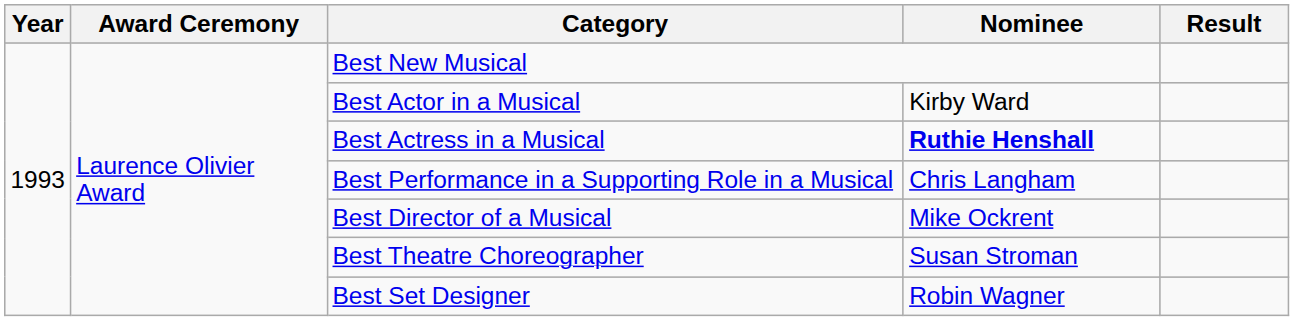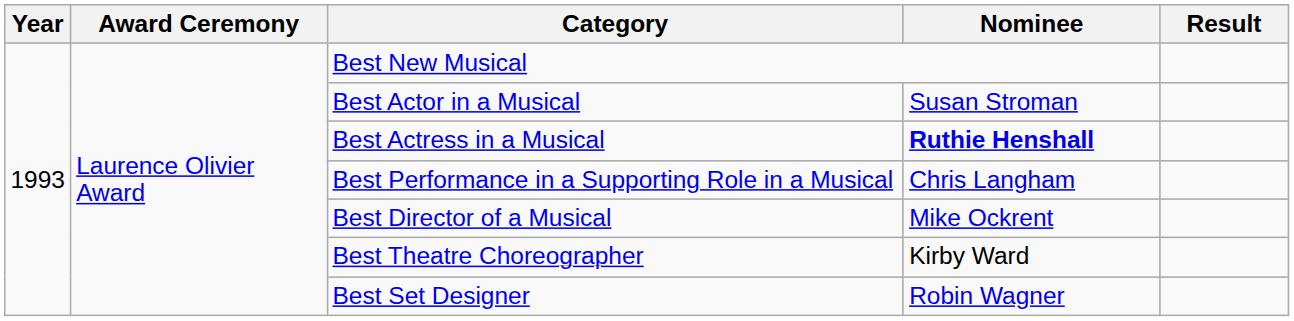(969, 101) Kirby Ward -> (994, 101) Susan Stroman
(994, 256) Susan Stroman -> (969, 256) Kirby Ward
